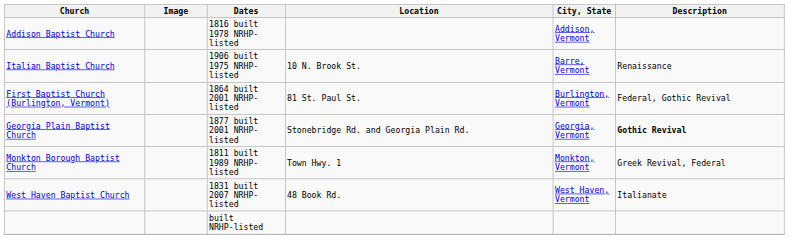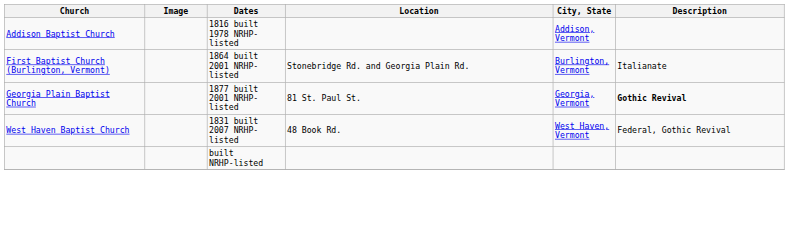- row: (61, 66)
(324, 98) 81 St. Paul St. -> (378, 66) Stonebridge Rd. and Georgia Plain Rd.
(674, 98) Federal, Gothic Revival -> (642, 66) Italianate
(378, 131) Stonebridge Rd. and Georgia Plain Rd. -> (324, 98) 81 St. Paul St.
- row: (63, 163)
(642, 195) Italianate -> (674, 131) Federal, Gothic Revival
